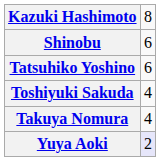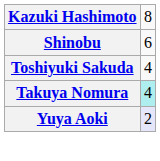- row: (72, 67)
(148, 118) no background -> (148, 93) paleturquoise background
